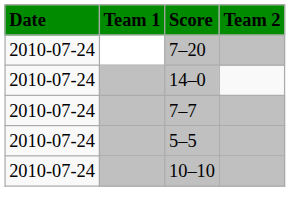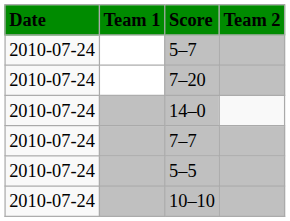+ row: (183, 49)
